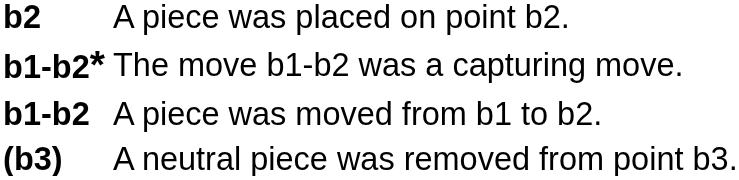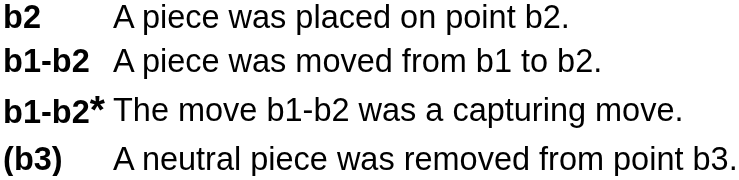rows swapped: (46, 114) <-> (54, 65)
